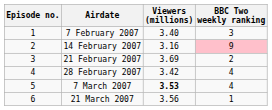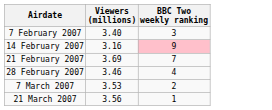- column: (33, 16)
(231, 60) 2 -> (174, 60) 7
(169, 73) 3.42 -> (112, 73) 3.46
(169, 86) bold -> (112, 86) normal
(231, 86) 4 -> (174, 86) 2
